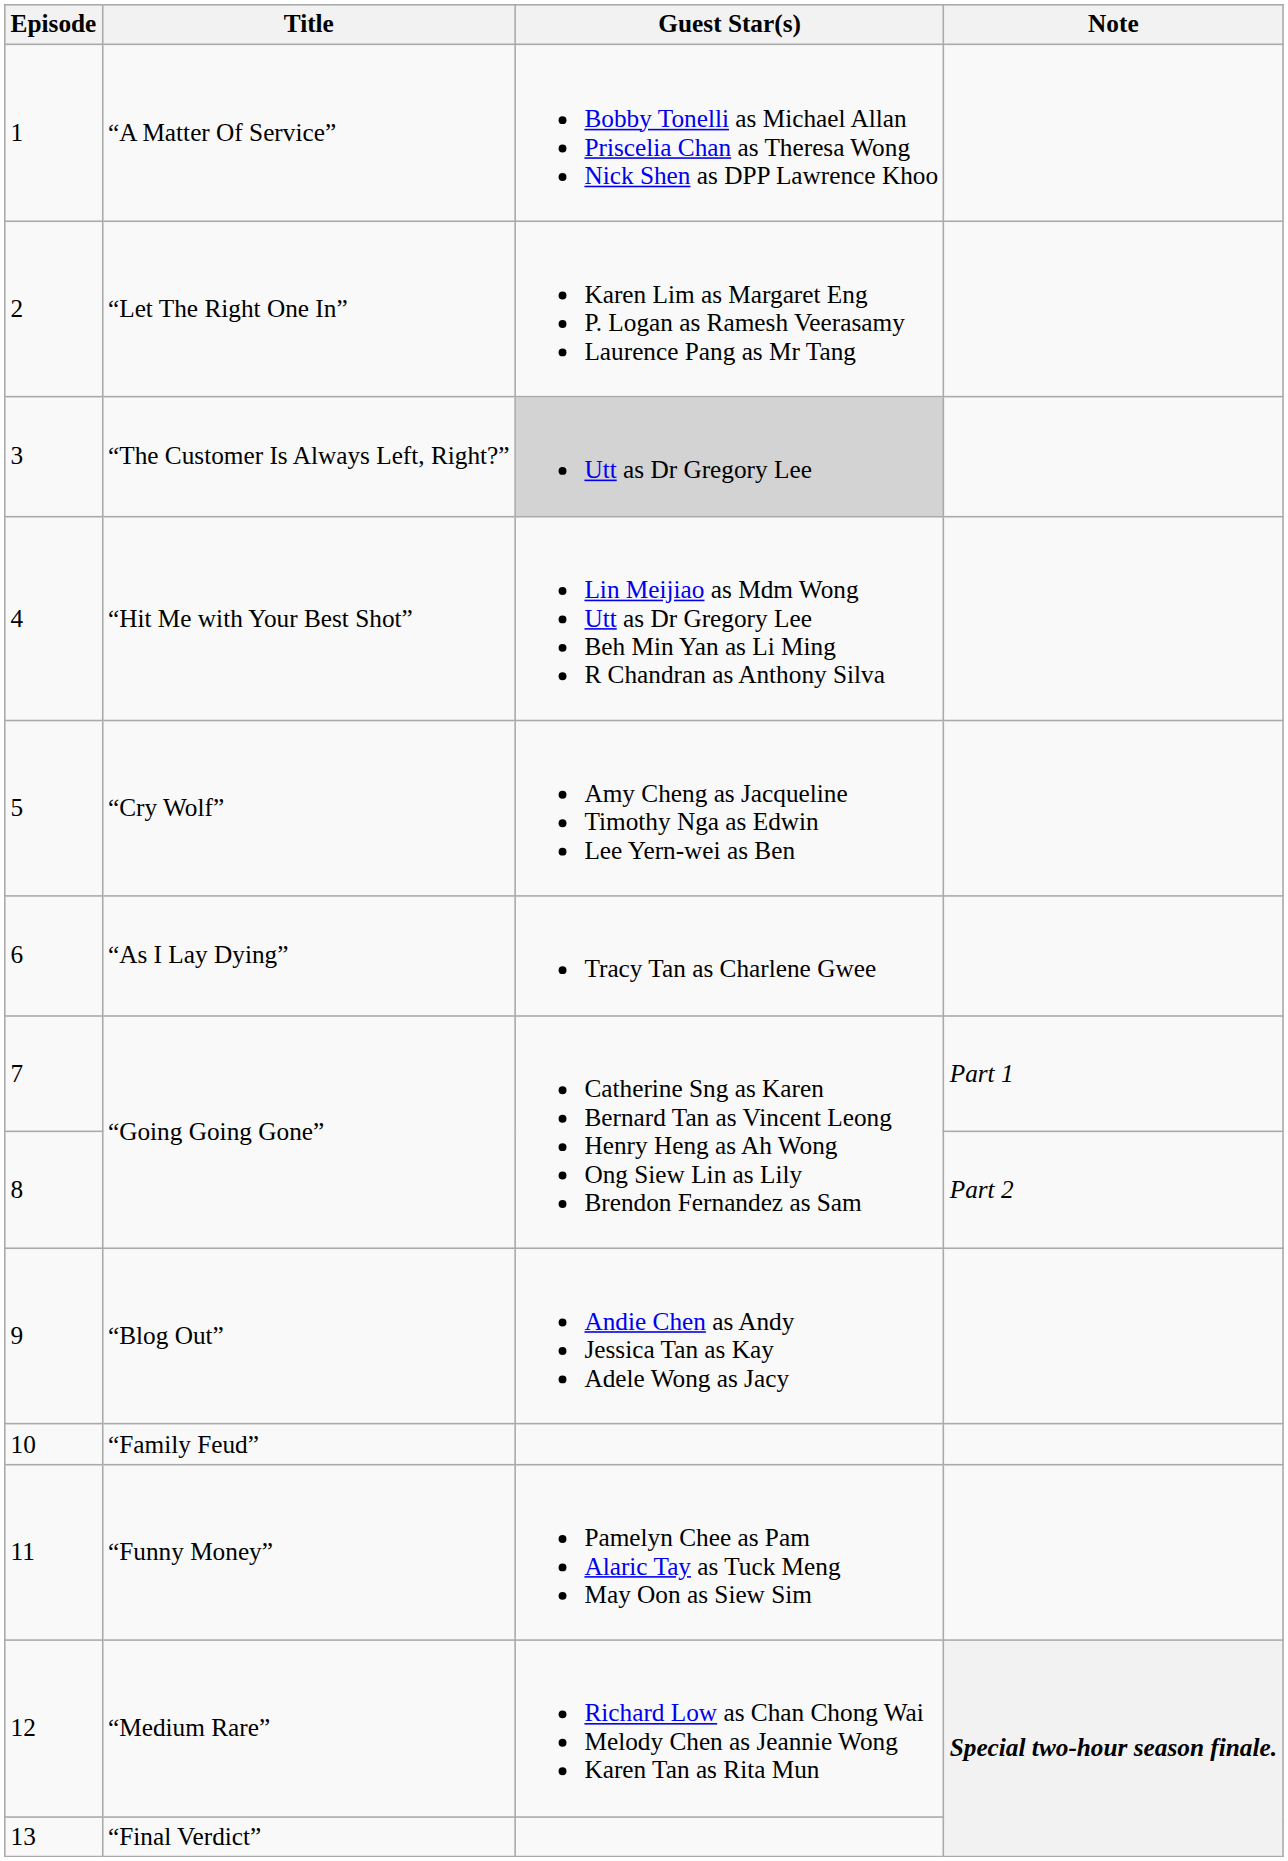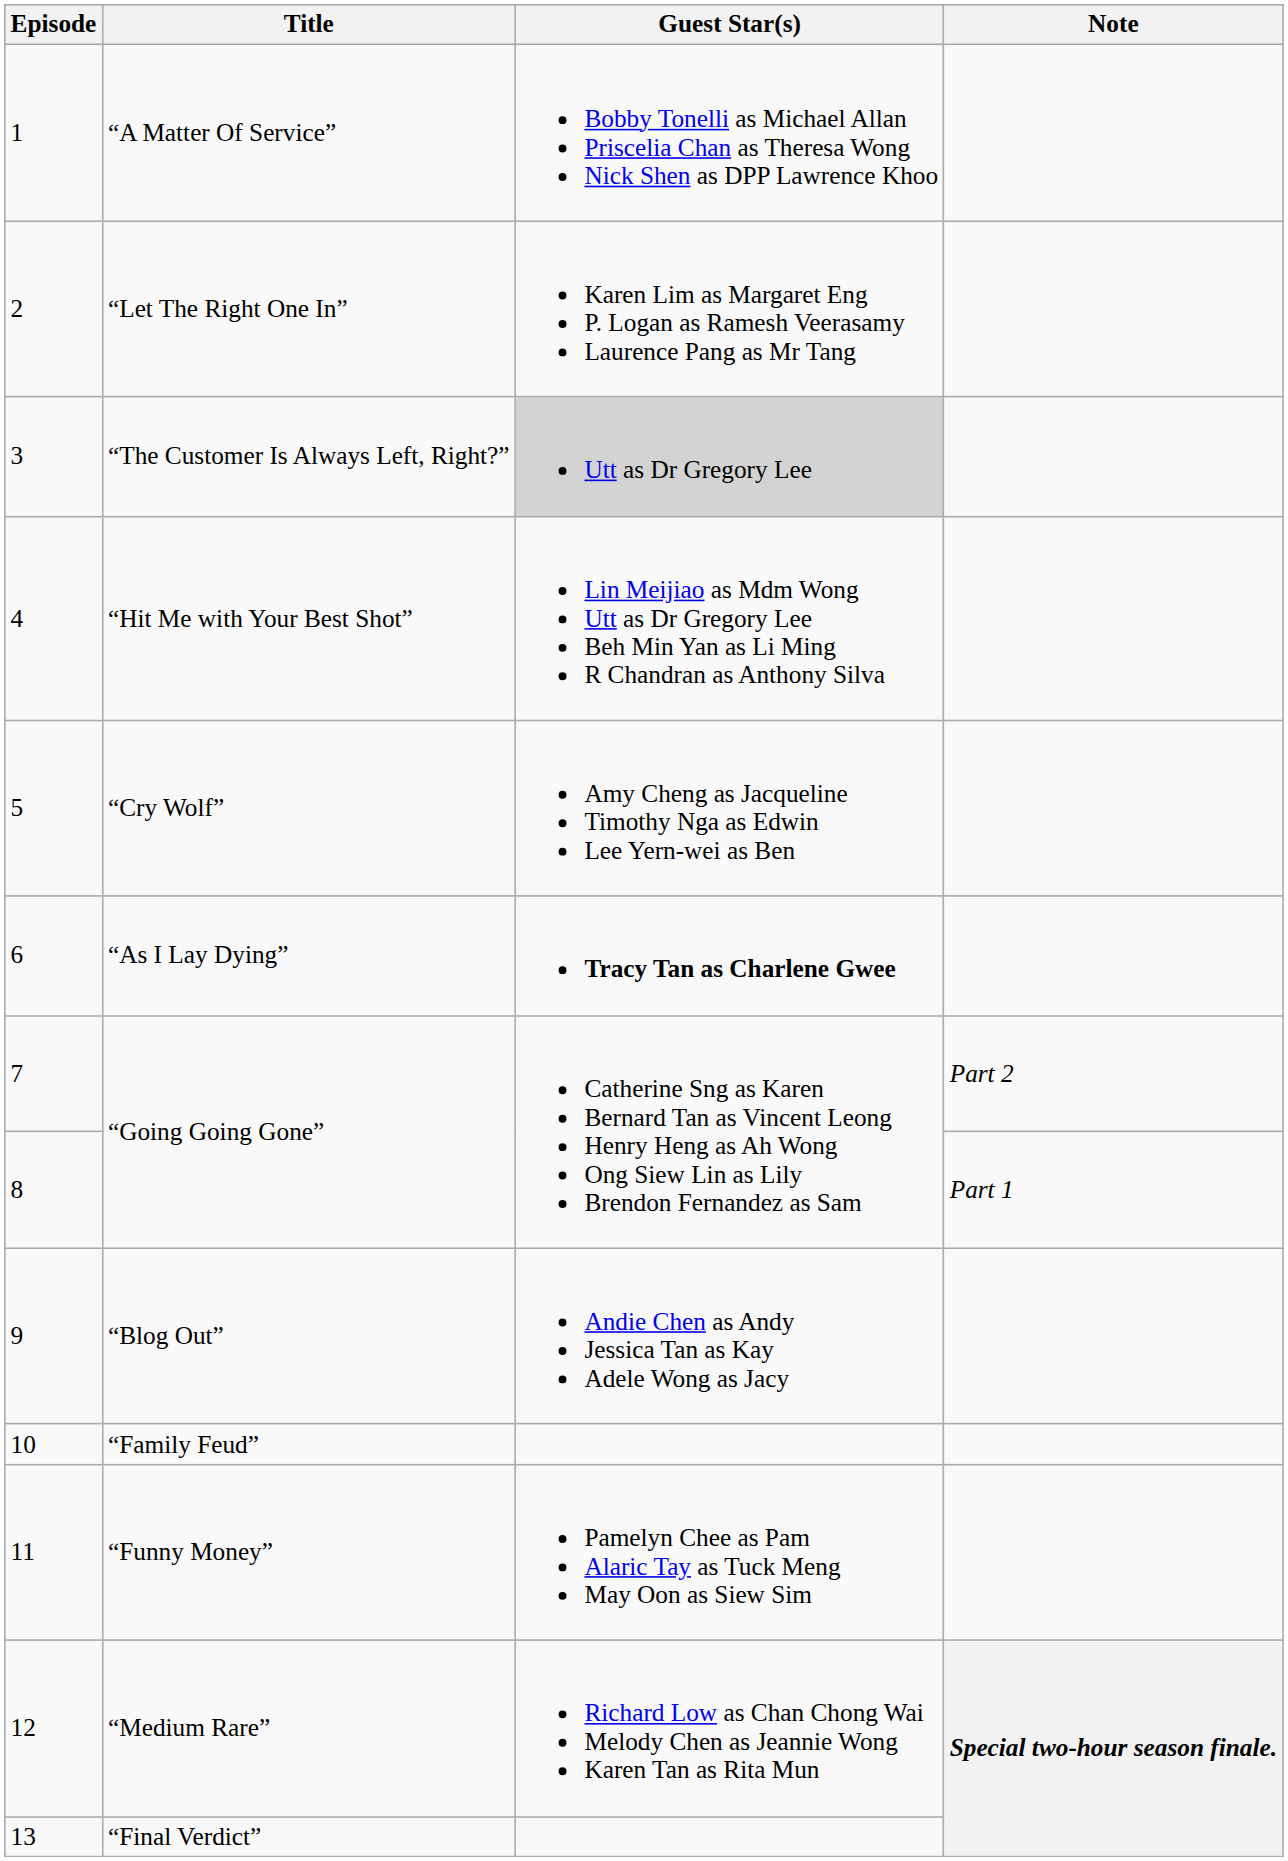(730, 970) normal -> (730, 970) bold
(982, 1073) Part 1 -> (982, 1073) Part 2
(982, 1189) Part 2 -> (982, 1189) Part 1
